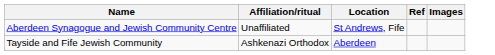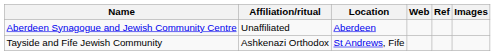+ column: (419, 12)
(369, 27) St Andrews, Fife -> (355, 27) Aberdeen
(355, 43) Aberdeen -> (369, 43) St Andrews, Fife
